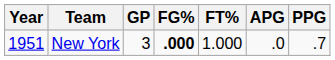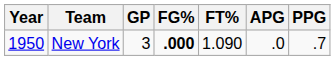(26, 43) 1951 -> (26, 43) 1950
(222, 43) 1.000 -> (222, 43) 1.090
